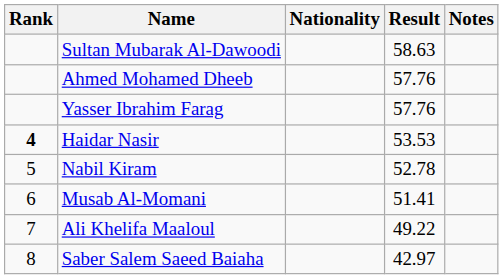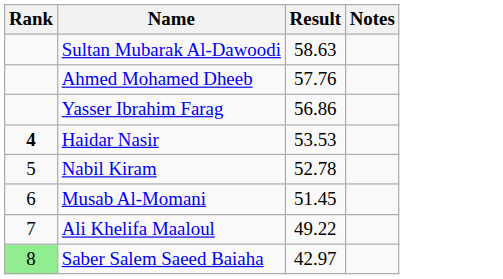- column: (335, 19)
(414, 109) 57.76 -> (315, 109) 56.86
(414, 199) 51.41 -> (315, 199) 51.45
(31, 259) no background -> (31, 259) lightgreen background
